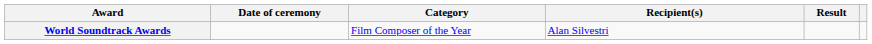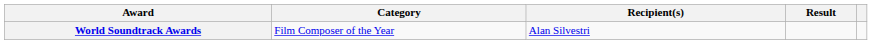- column: (280, 13)
